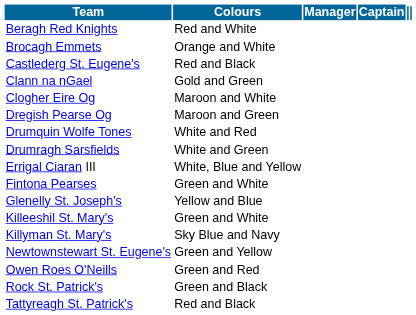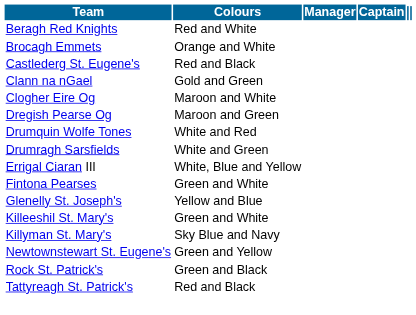- row: (61, 269)
